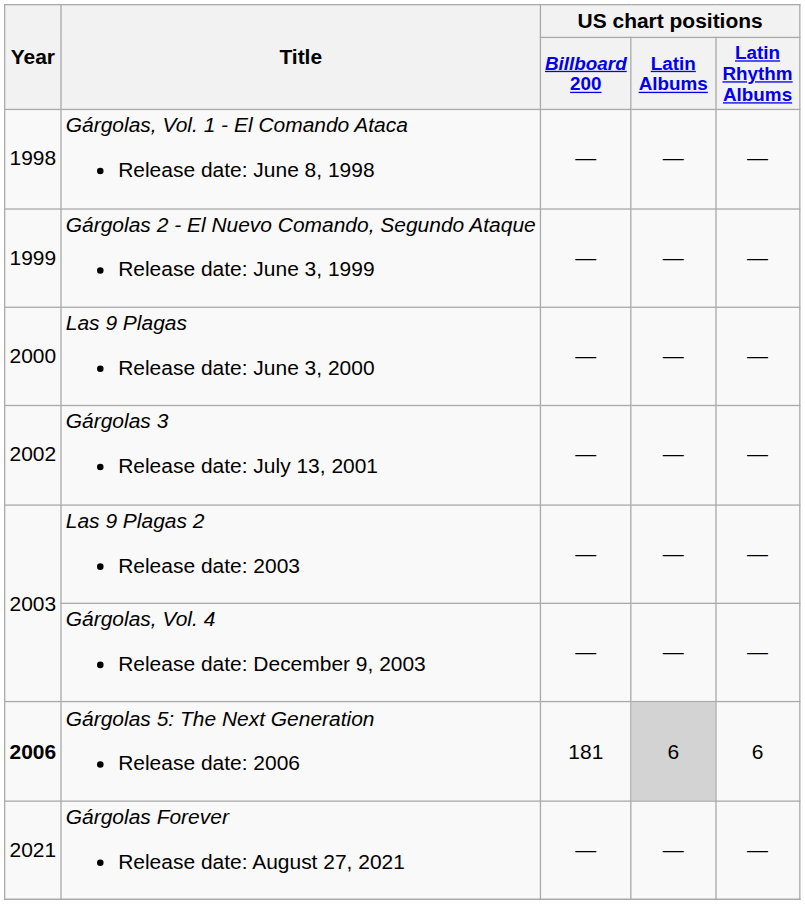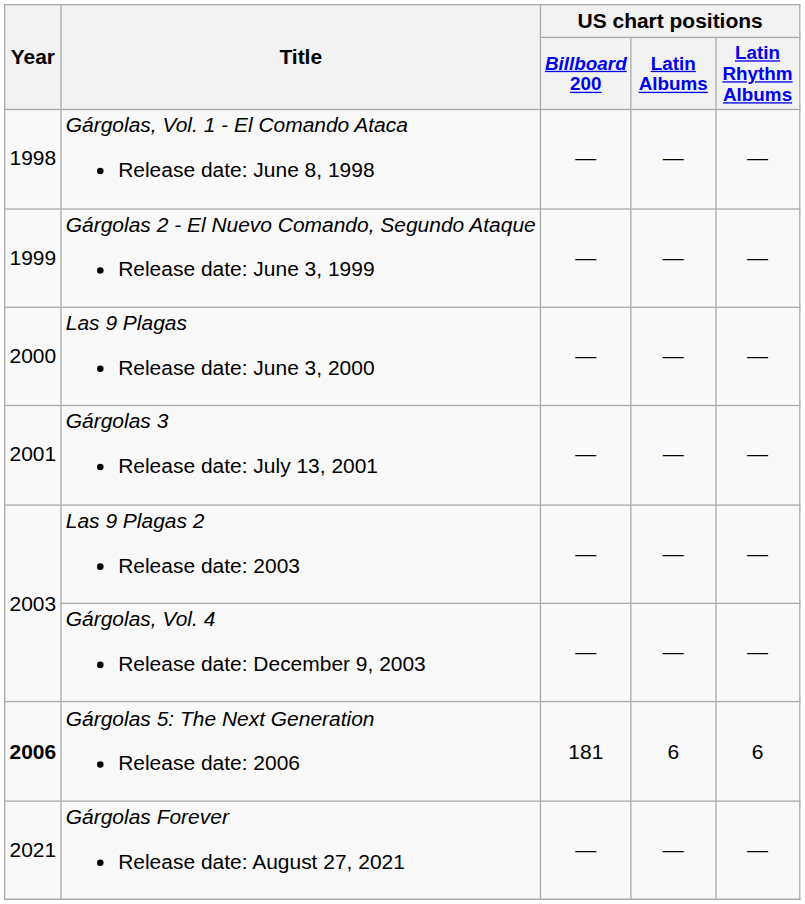(33, 455) 2002 -> (33, 455) 2001
(673, 751) lightgrey background -> (673, 751) no background
